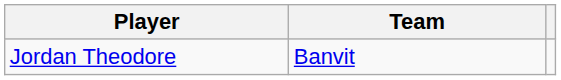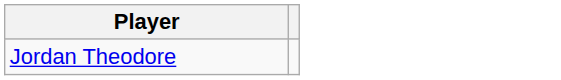- column: (417, 21)
